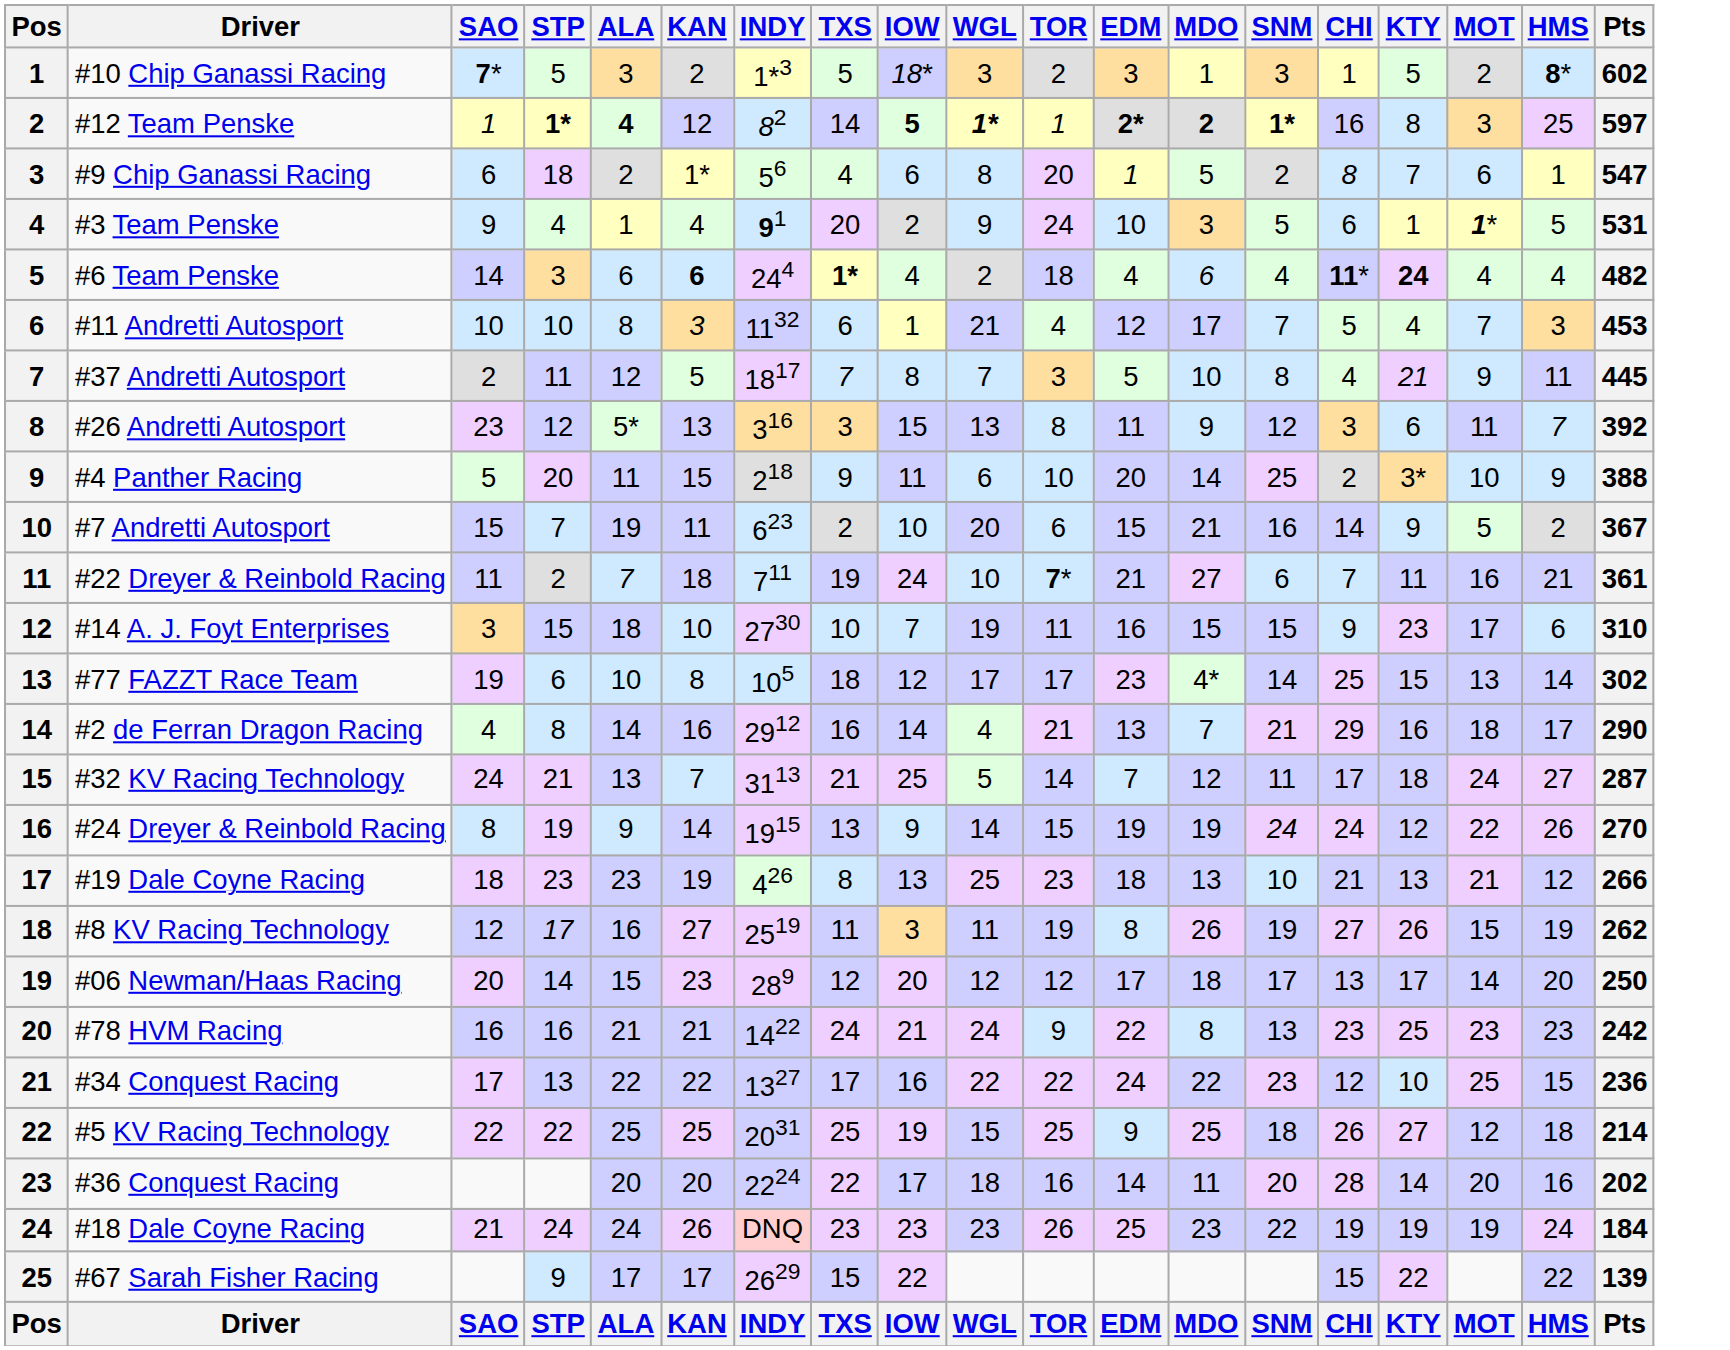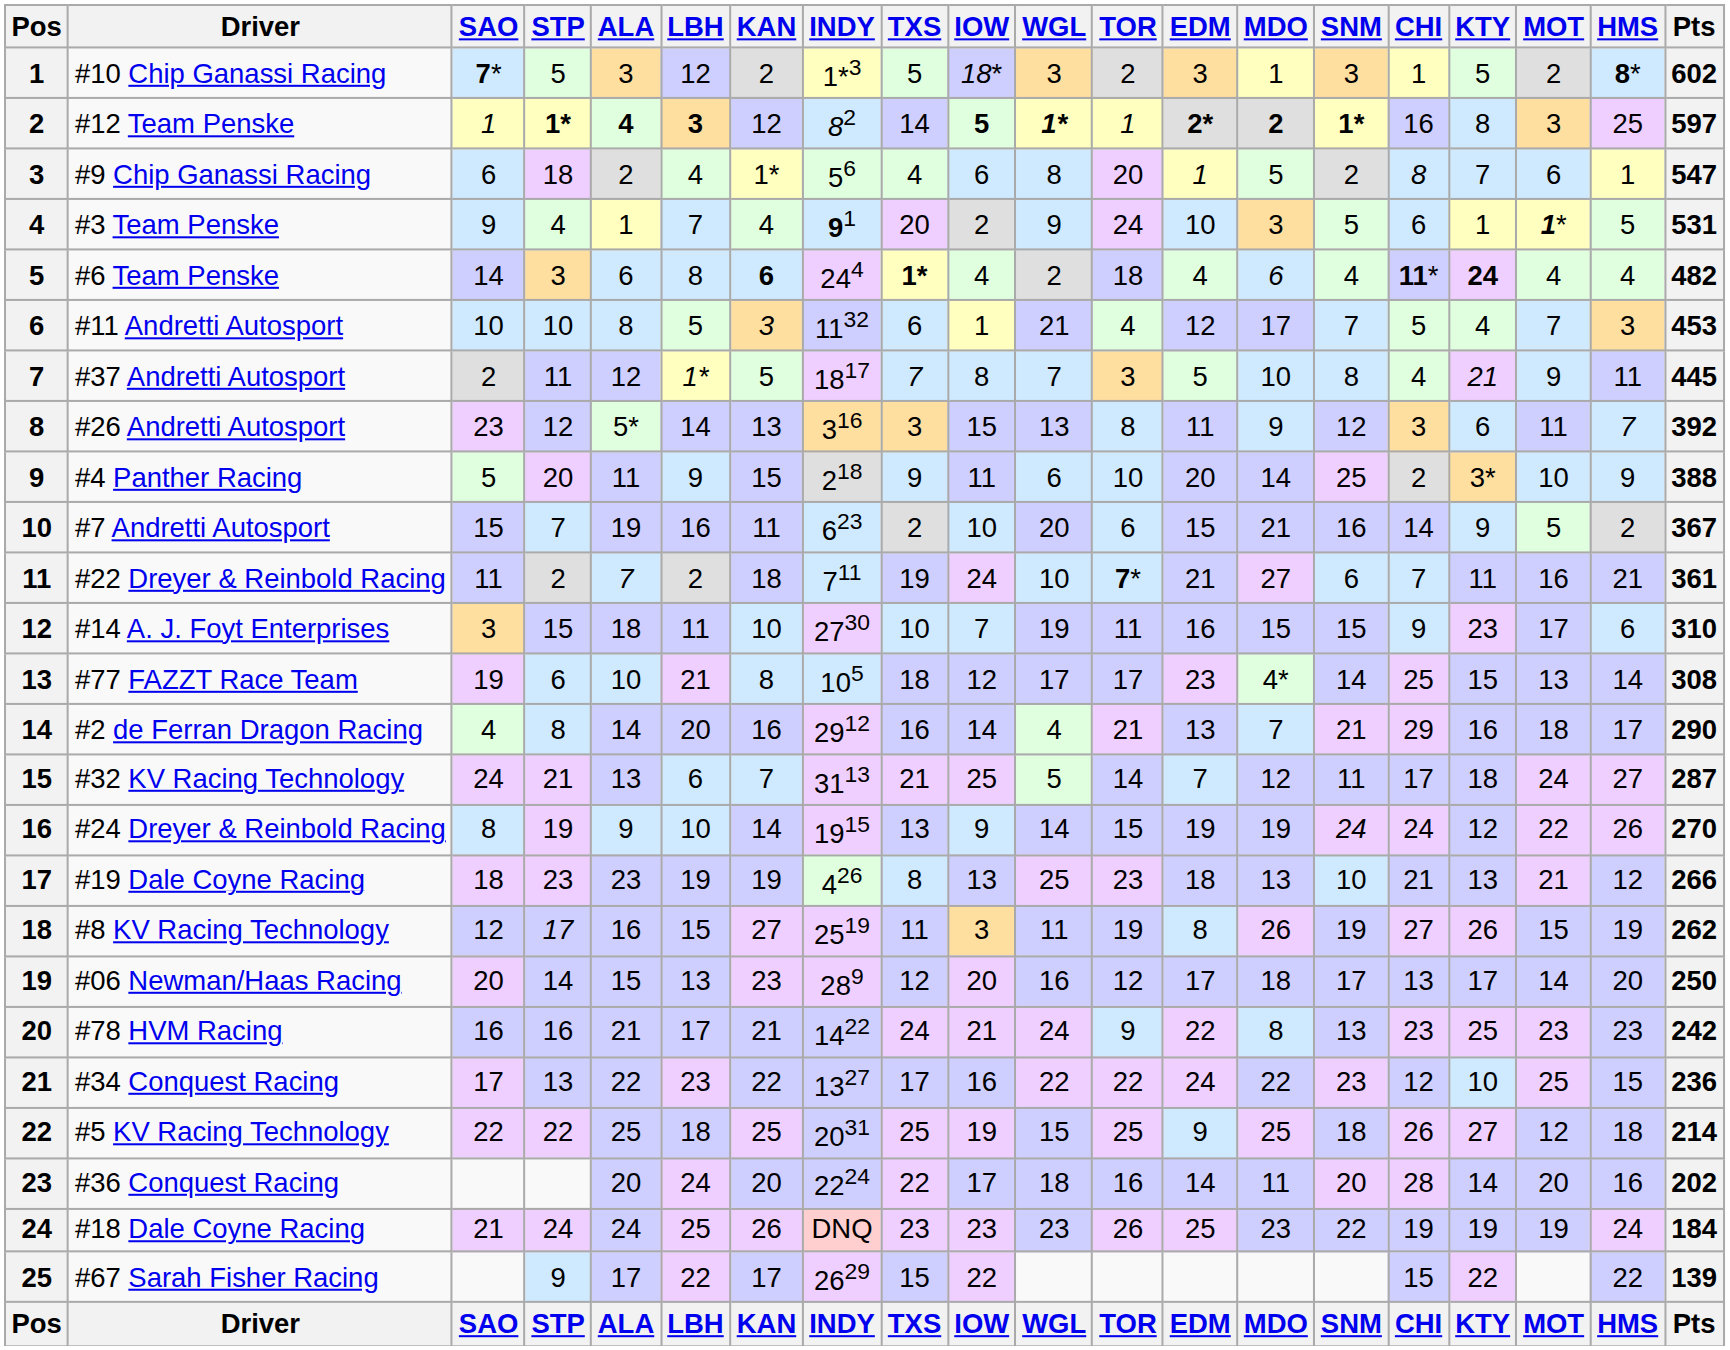+ column: (695, 26)
(1625, 678) 302 -> (1694, 678) 308
(985, 981) 12 -> (1054, 981) 16
